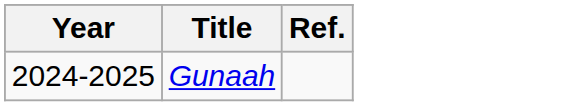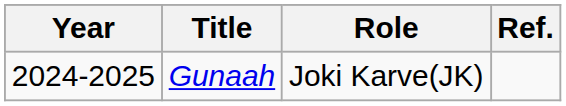+ column: (386, 28)
